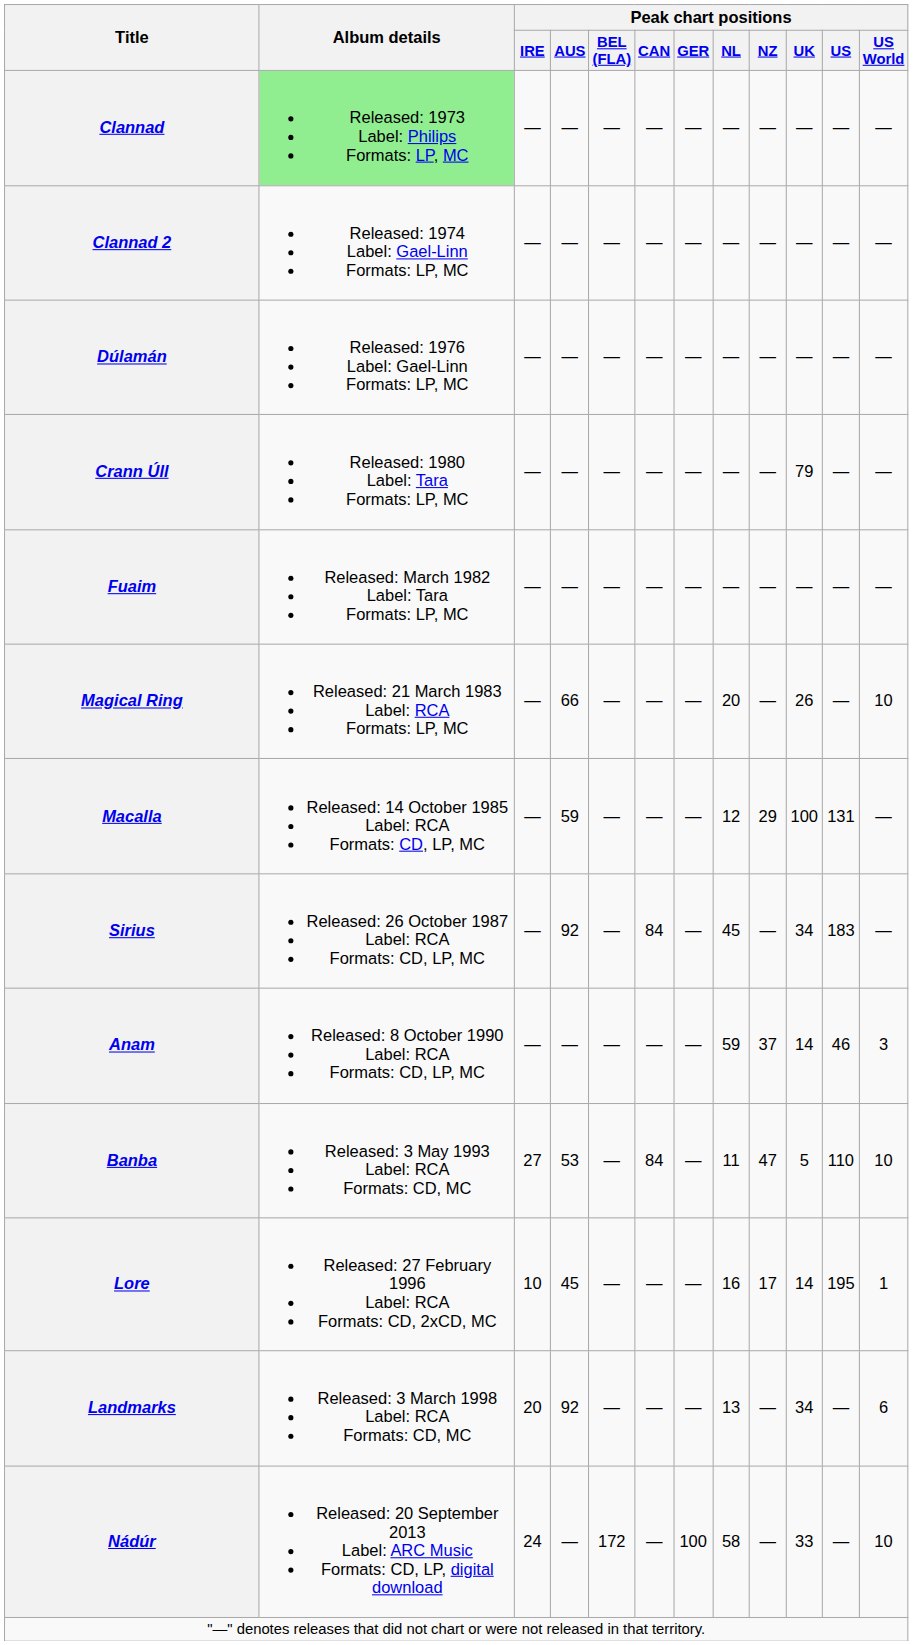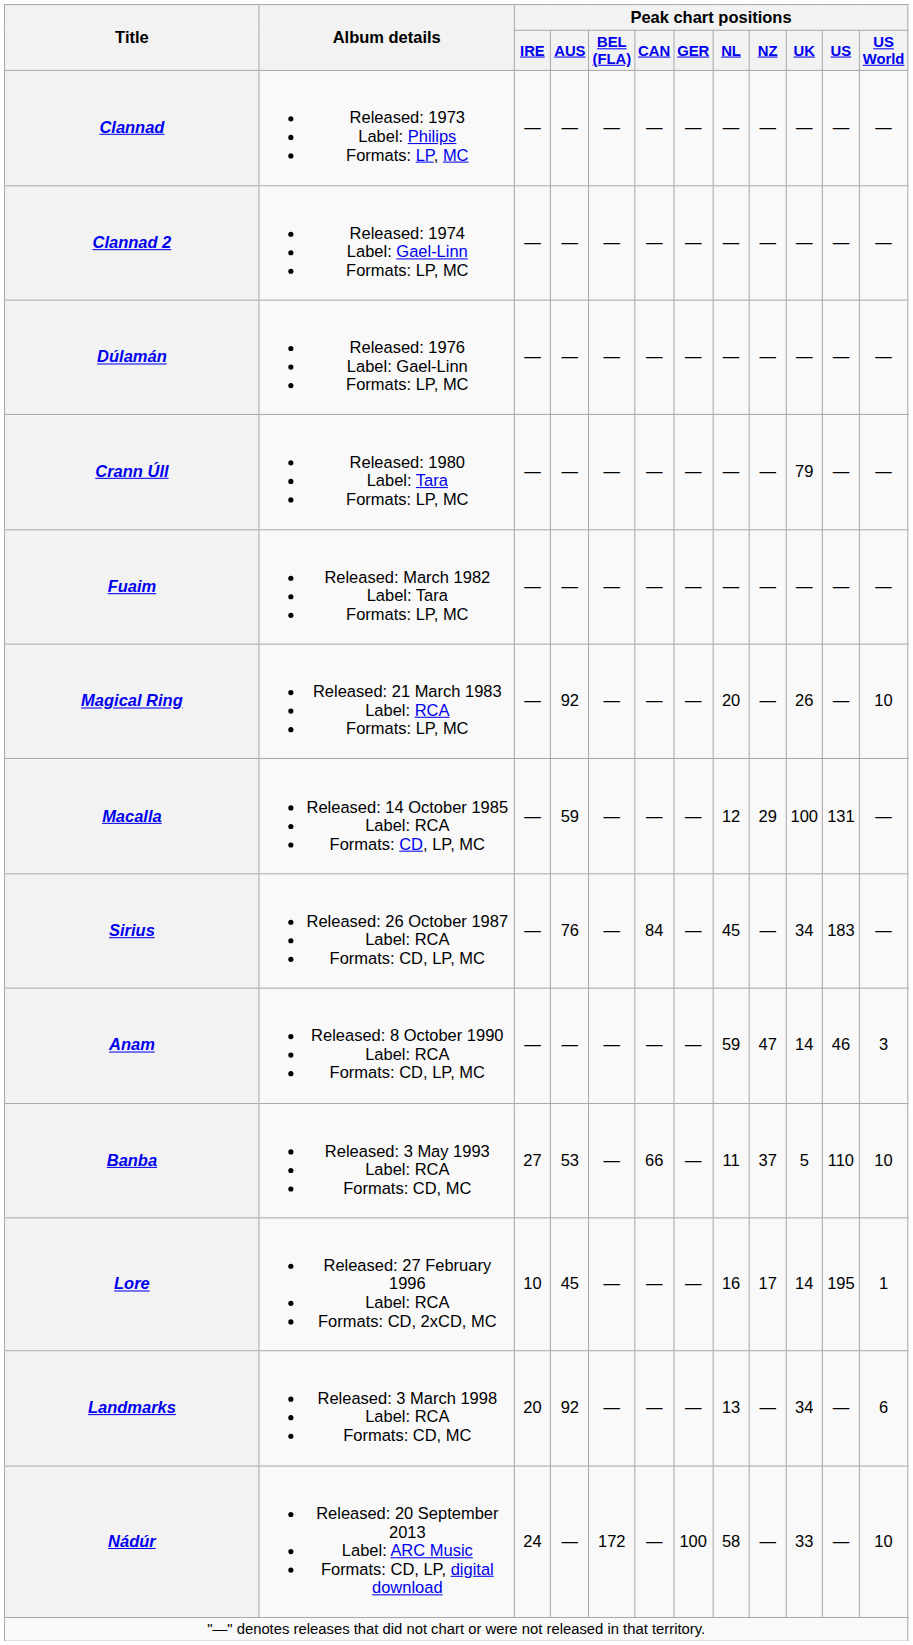(387, 137) lightgreen background -> (387, 137) no background
(570, 701) 66 -> (570, 701) 92
(570, 930) 92 -> (570, 930) 76
(768, 1045) 37 -> (768, 1045) 47
(654, 1160) 84 -> (654, 1160) 66
(768, 1160) 47 -> (768, 1160) 37
